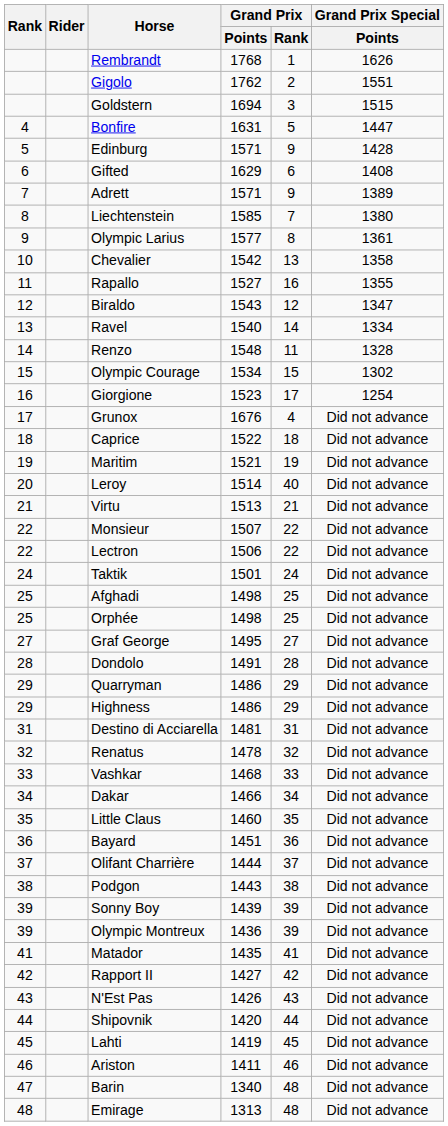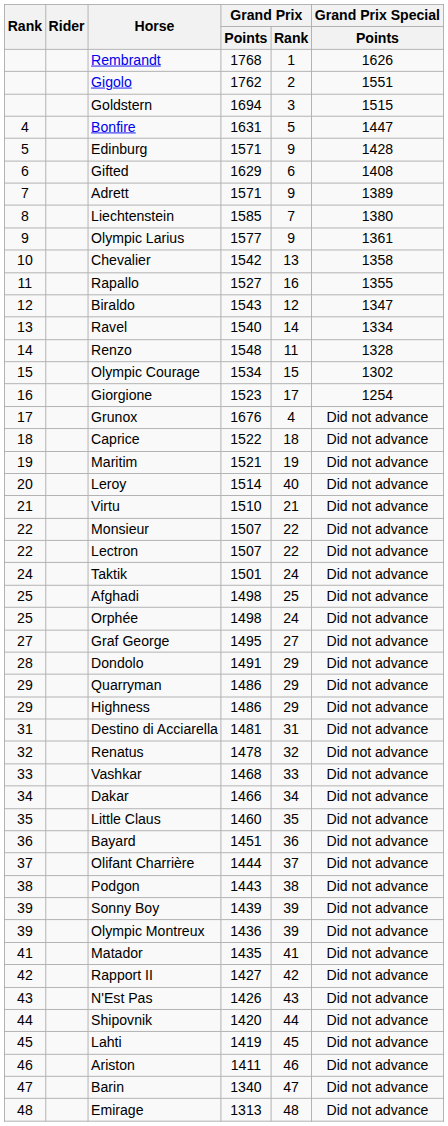(291, 238) 8 -> (291, 238) 9
(246, 506) 1513 -> (246, 506) 1510
(246, 551) 1506 -> (246, 551) 1507
(291, 618) 25 -> (291, 618) 24
(291, 663) 28 -> (291, 663) 29
(291, 1087) 48 -> (291, 1087) 47
